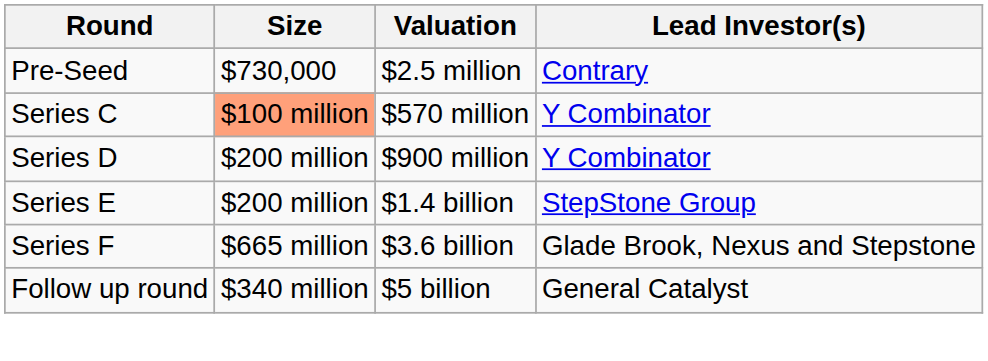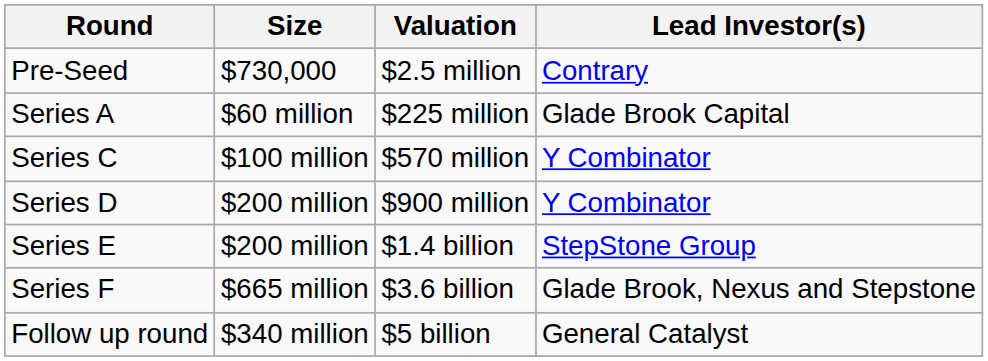+ row: (63, 114)
(295, 114) lightsalmon background -> (295, 158) no background
